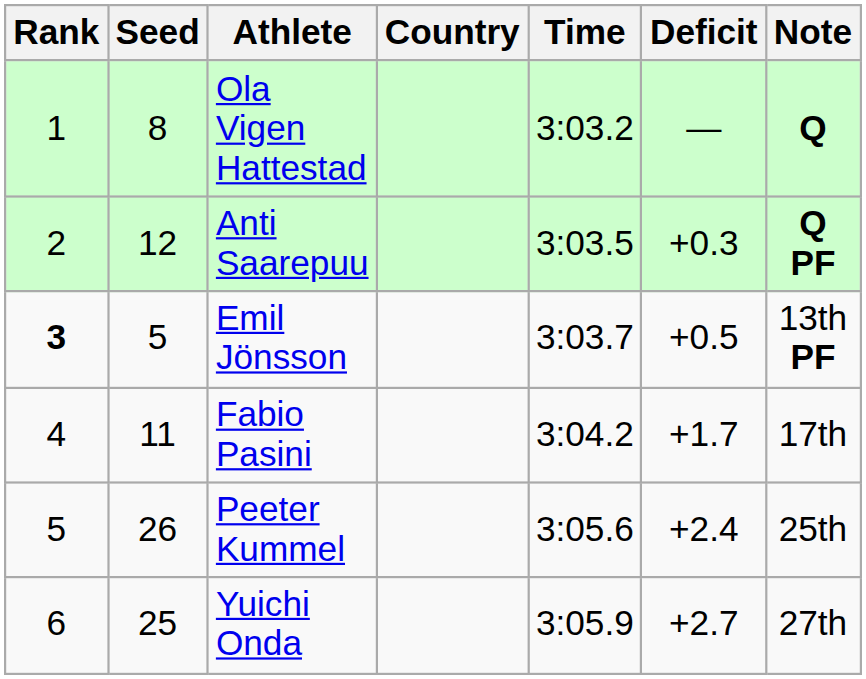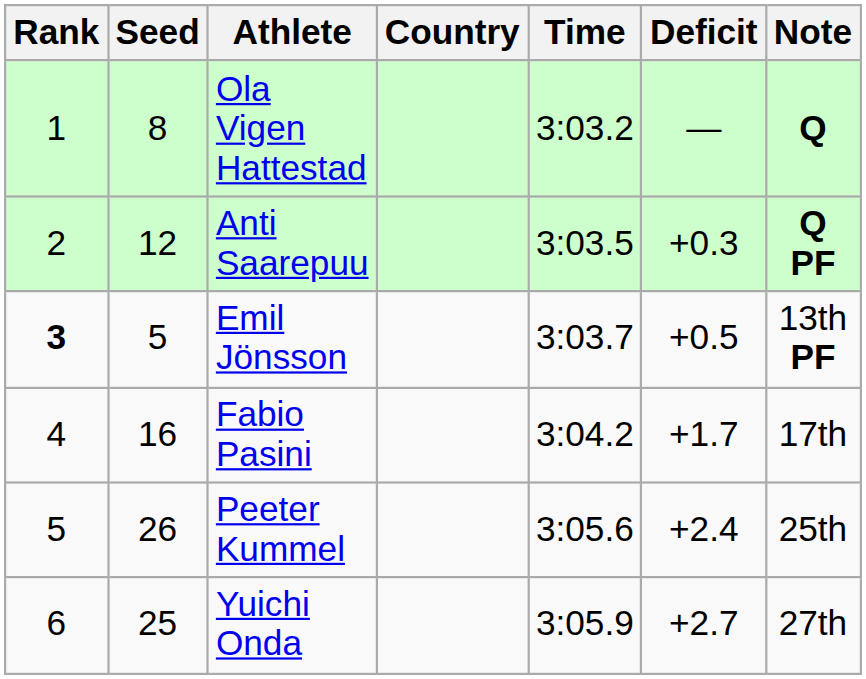(158, 433) 11 -> (158, 433) 16
